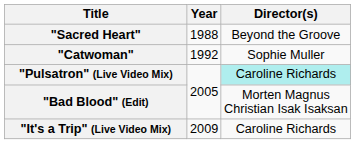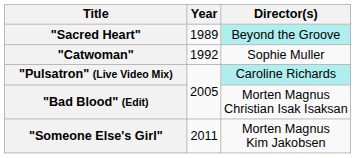(204, 34) 1988 -> (204, 34) 1989
(286, 34) no background -> (286, 34) paleturquoise background
- row: (96, 128)
+ row: (96, 136)
